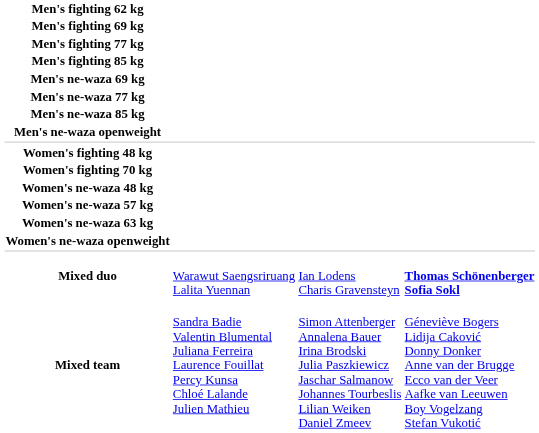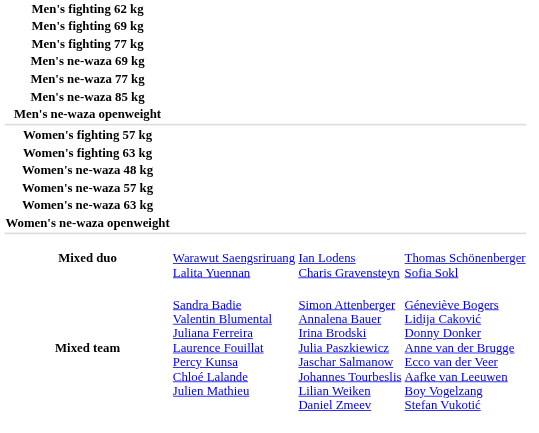- row: (88, 61)
- row: (88, 152)
+ row: (88, 135)
+ row: (88, 152)
- row: (88, 170)
(470, 283) bold -> (465, 265) normal
